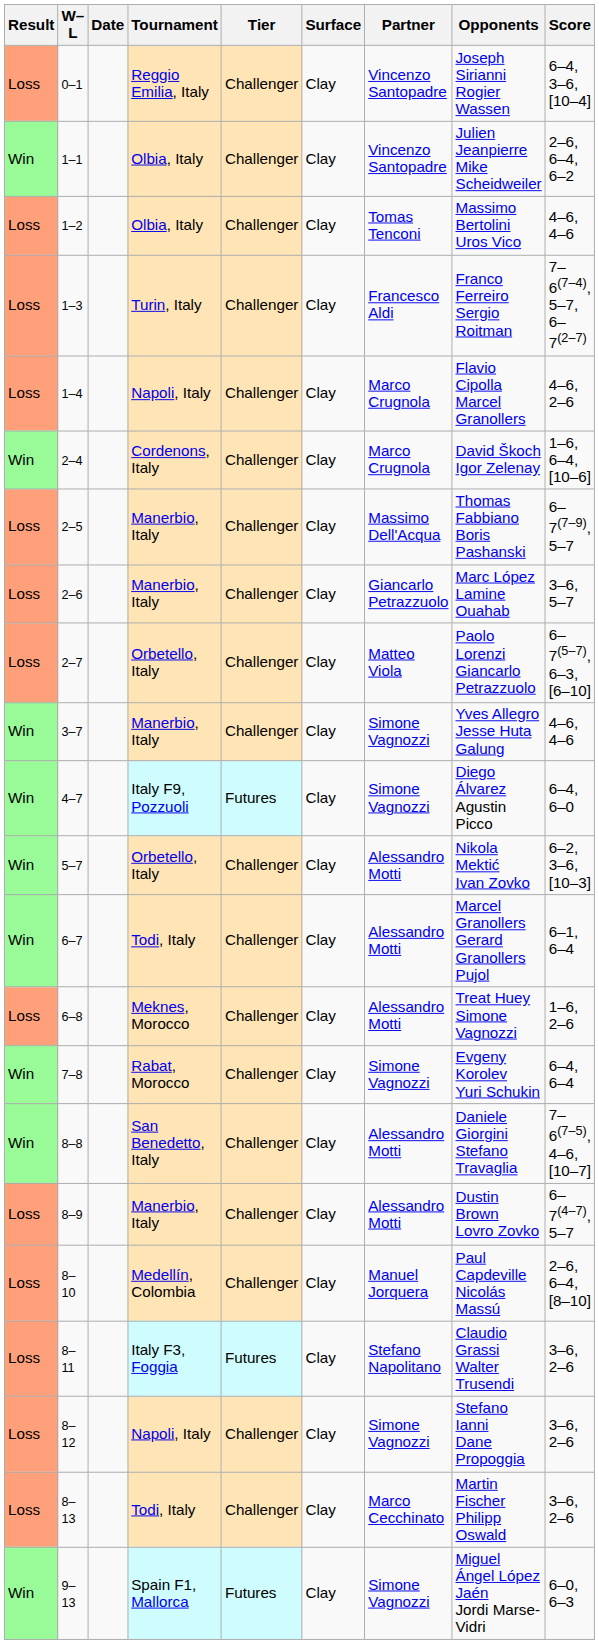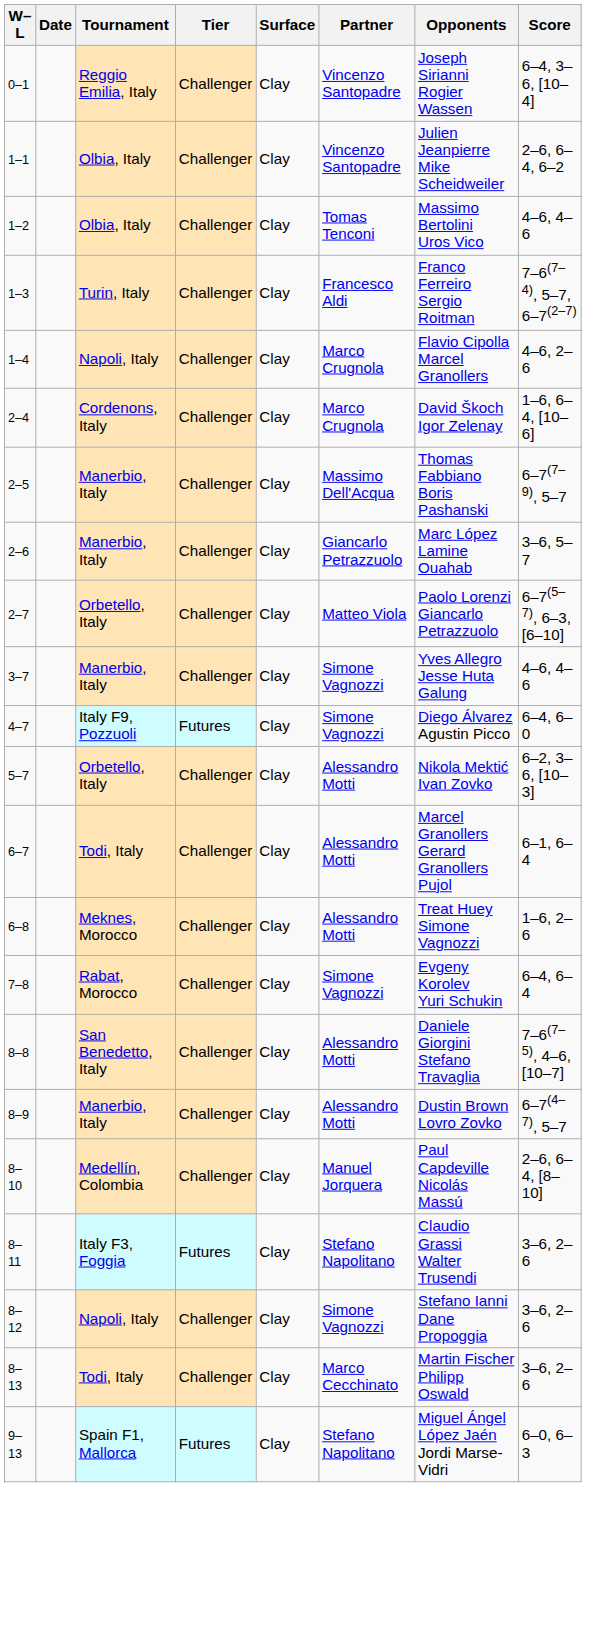- column: (31, 25)
(399, 1593) Simone Vagnozzi -> (358, 1443) Stefano Napolitano
